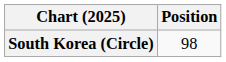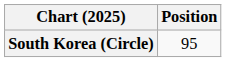(189, 43) 98 -> (189, 43) 95
